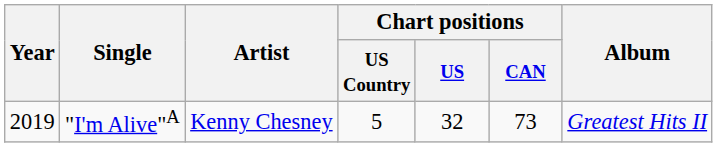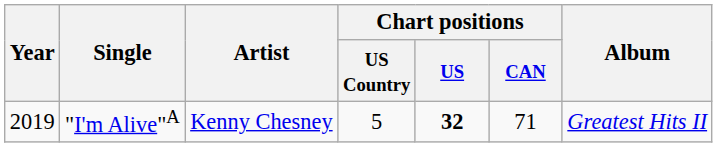(452, 121) normal -> (452, 121) bold
(526, 121) 73 -> (526, 121) 71
